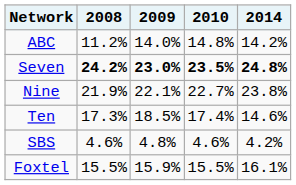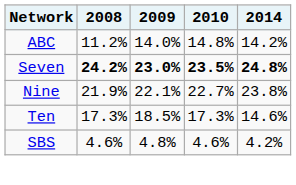(211, 117) 17.4% -> (211, 117) 17.3%
- row: (41, 167)
